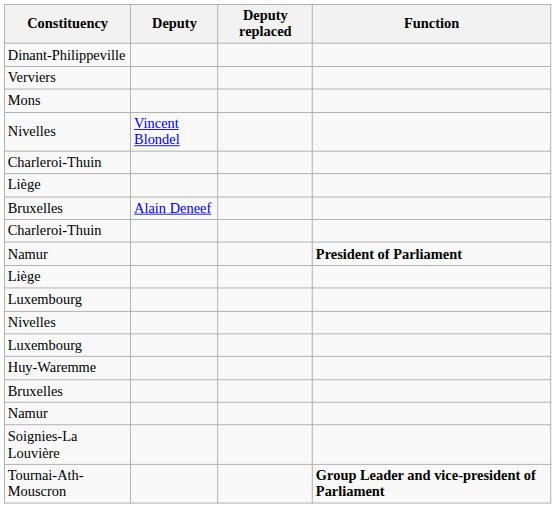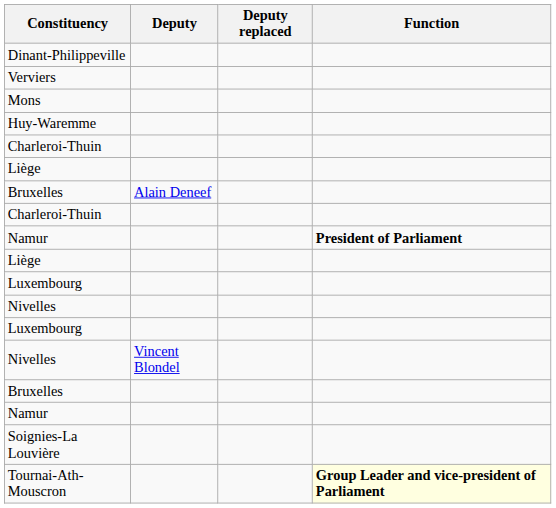rows swapped: (32, 131) <-> (52, 368)
(426, 483) no background -> (426, 483) lightyellow background
